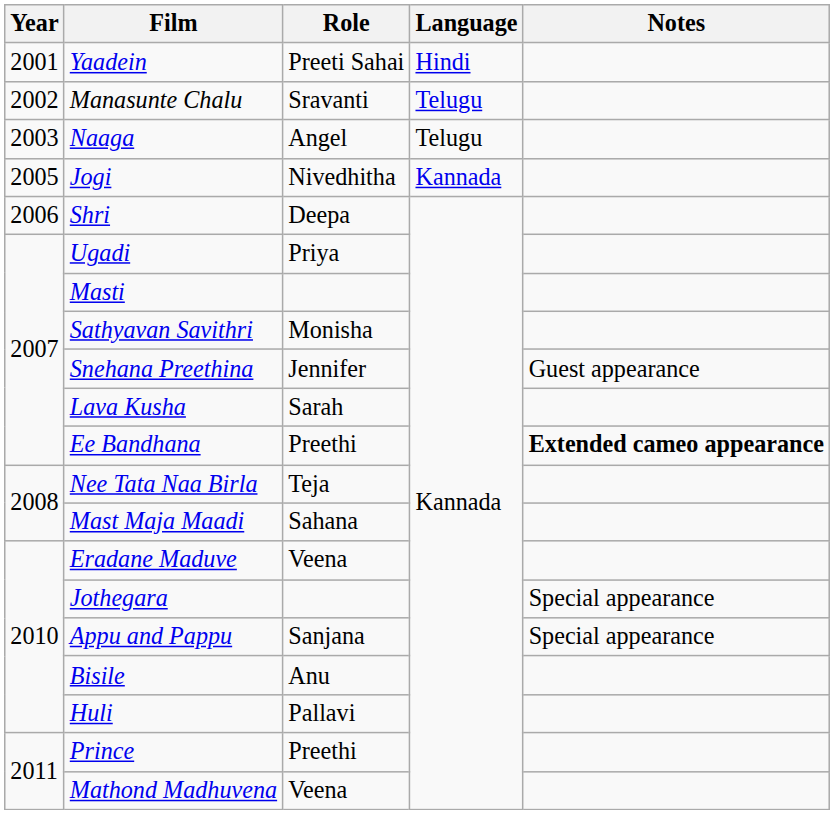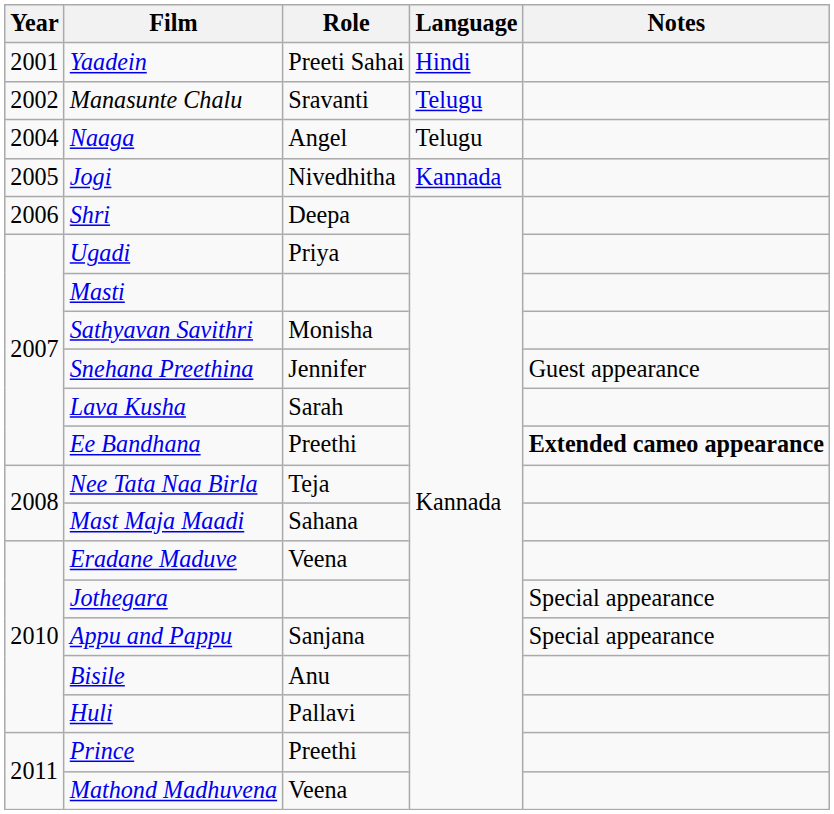(34, 138) 2003 -> (34, 138) 2004
